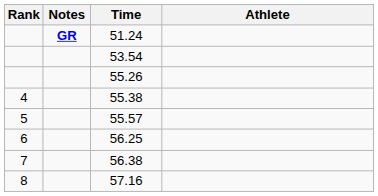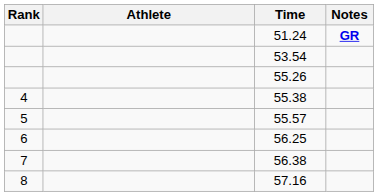columns swapped: (267, 14) <-> (67, 14)
